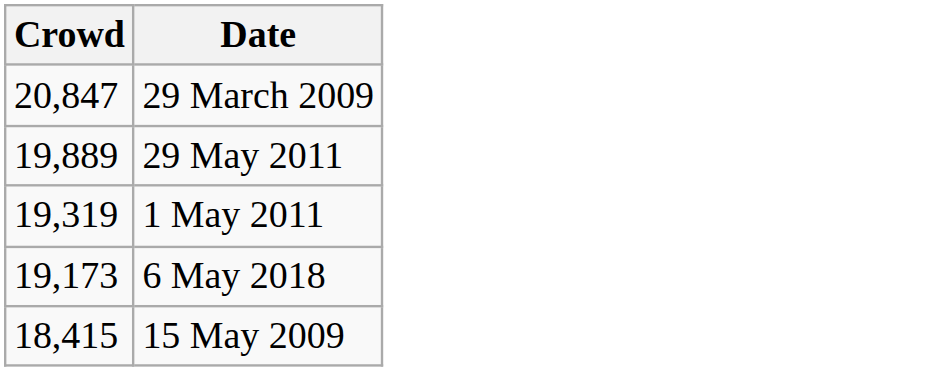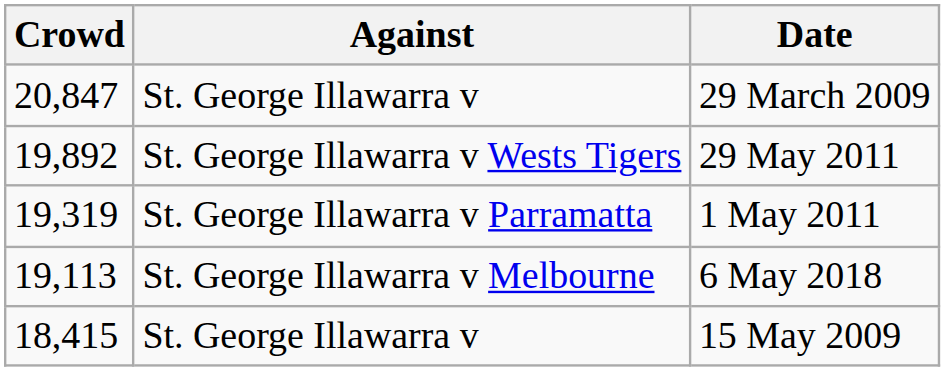+ column: (412, 34)
(66, 154) 19,889 -> (66, 154) 19,892
(66, 275) 19,173 -> (65, 275) 19,113
